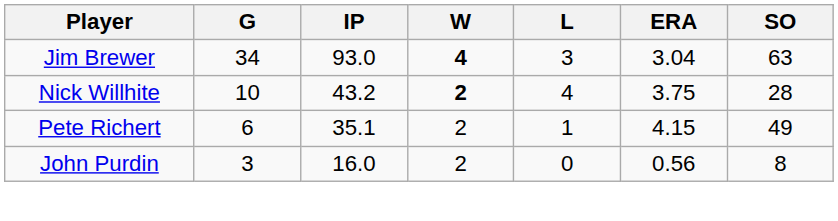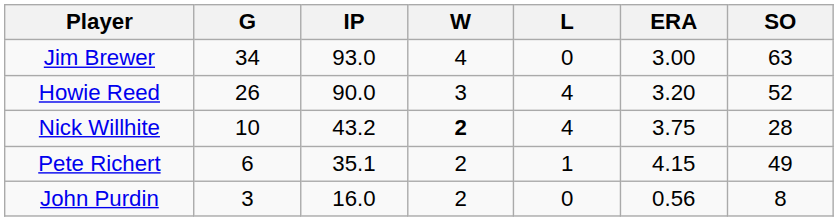(461, 57) bold -> (461, 57) normal
(567, 57) 3 -> (567, 57) 0
(674, 57) 3.04 -> (674, 57) 3.00
+ row: (99, 92)
